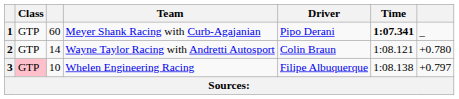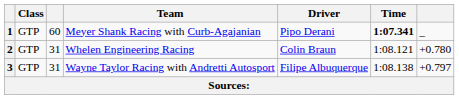(55, 49) 14 -> (55, 49) 31
(170, 49) Wayne Taylor Racing with Andretti Autosport -> (130, 49) Whelen Engineering Racing
(29, 67) pink background -> (29, 67) no background
(55, 67) 10 -> (55, 67) 31
(130, 67) Whelen Engineering Racing -> (170, 67) Wayne Taylor Racing with Andretti Autosport
